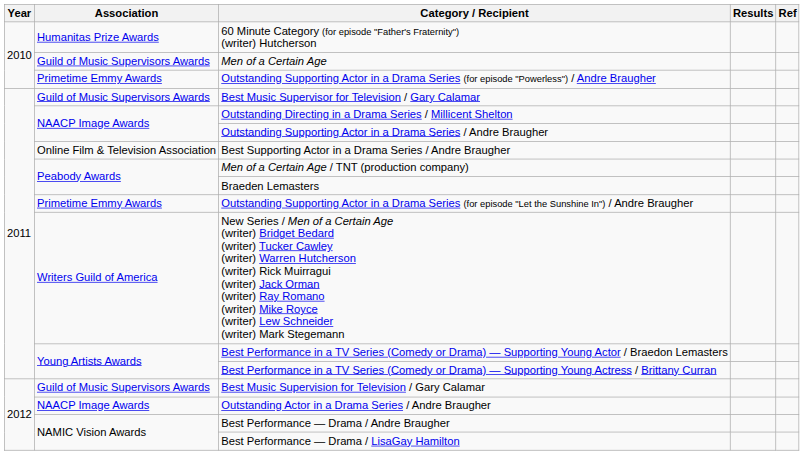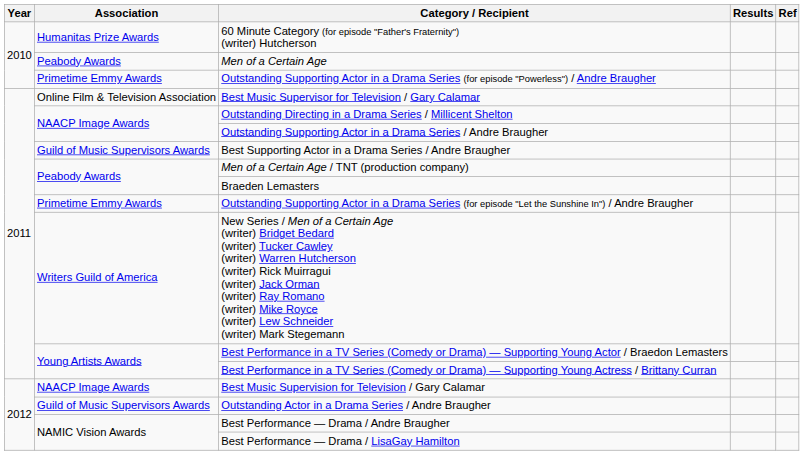(123, 61) Guild of Music Supervisors Awards -> (79, 61) Peabody Awards
(123, 97) Guild of Music Supervisors Awards -> (127, 97) Online Film & Television Association
(127, 150) Online Film & Television Association -> (123, 150) Guild of Music Supervisors Awards
(123, 388) Guild of Music Supervisors Awards -> (93, 388) NAACP Image Awards
(93, 405) NAACP Image Awards -> (123, 405) Guild of Music Supervisors Awards
